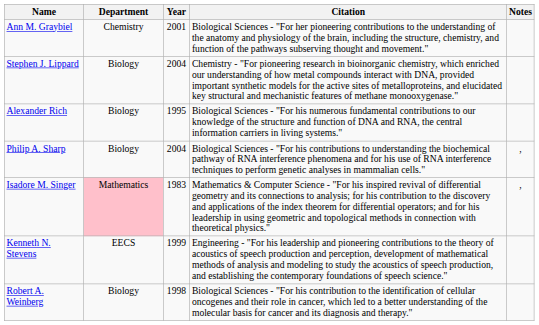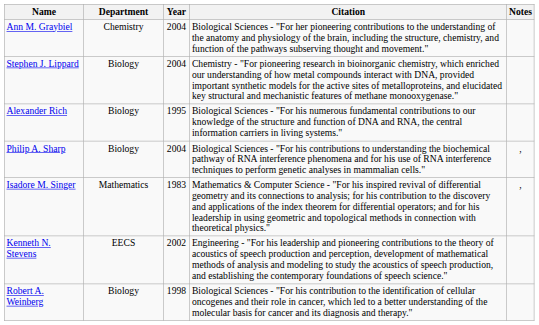(176, 27) 2001 -> (176, 27) 2004
(123, 185) pink background -> (123, 185) no background
(176, 243) 1999 -> (176, 243) 2002
